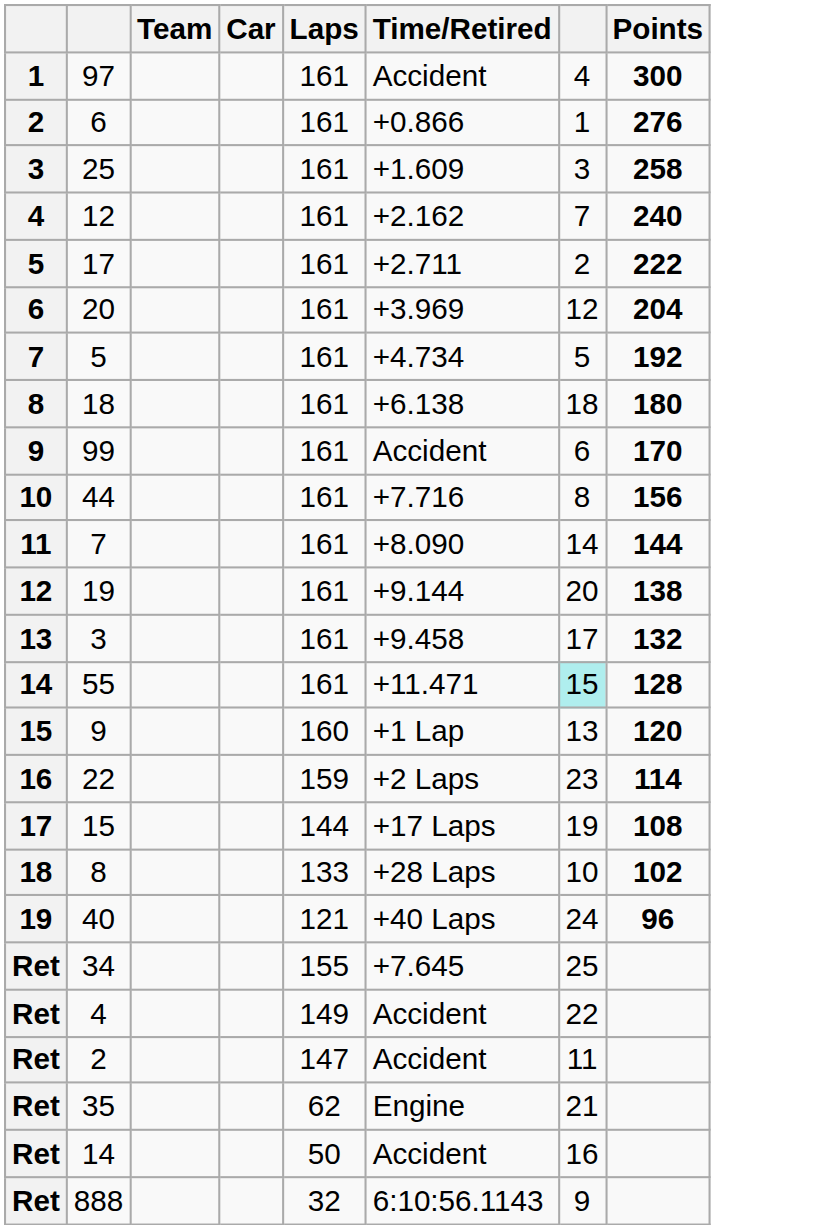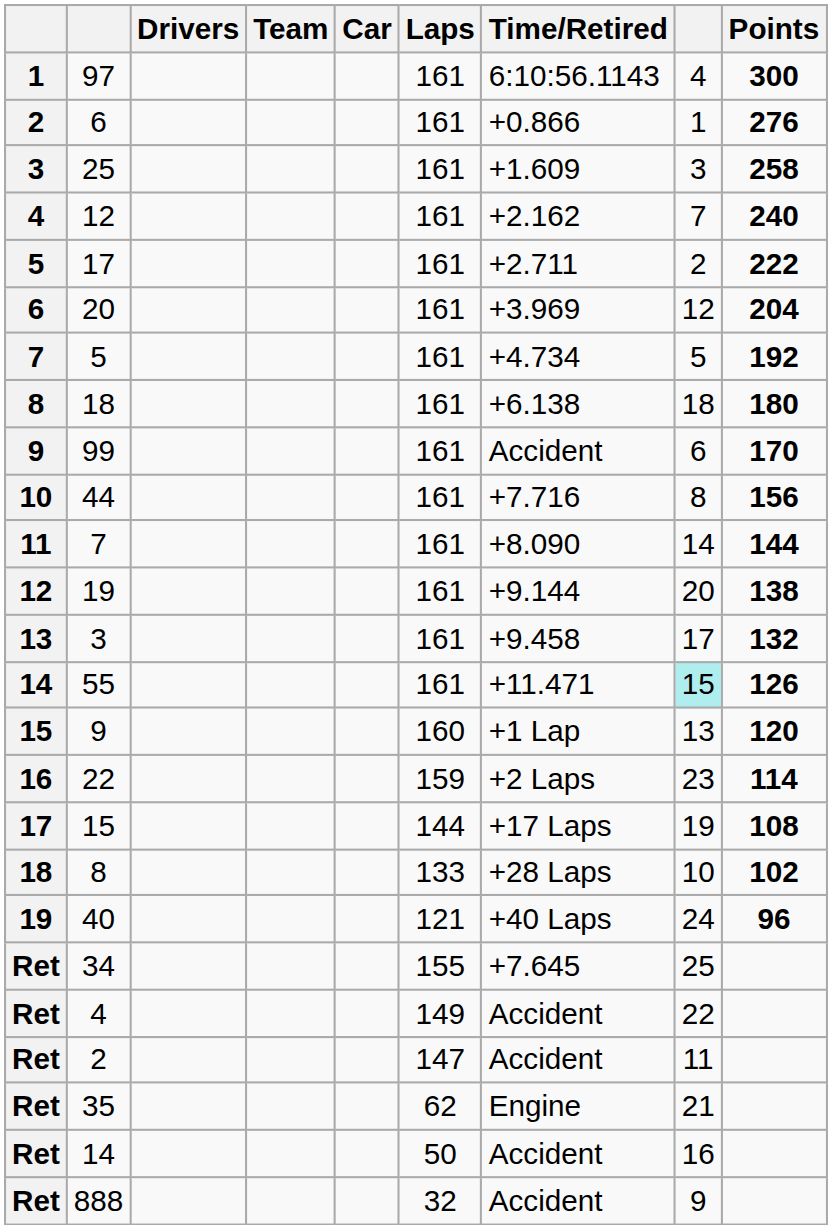+ column: (188, 29)
(430, 76) Accident -> (574, 76) 6:10:56.1143
(658, 685) 128 -> (774, 685) 126
(458, 1200) 6:10:56.1143 -> (546, 1200) Accident
